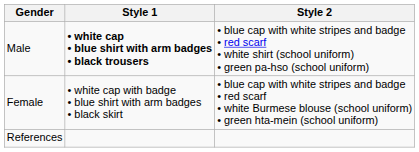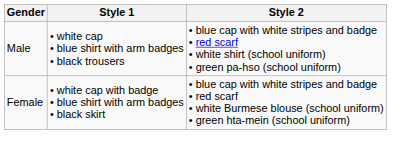(140, 48) bold -> (117, 48) normal
- row: (35, 138)
